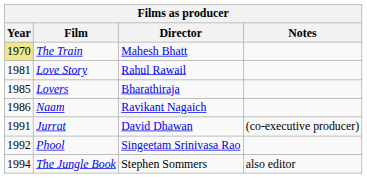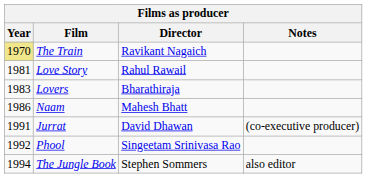(154, 51) Mahesh Bhatt -> (164, 51) Ravikant Nagaich
(19, 88) 1985 -> (19, 88) 1983
(164, 107) Ravikant Nagaich -> (154, 107) Mahesh Bhatt
